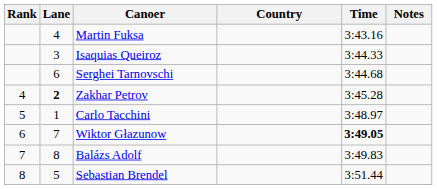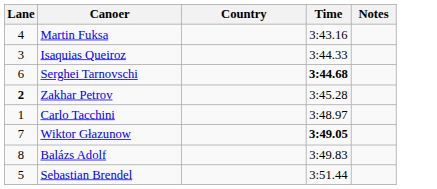- column: (22, 14)
(364, 74) normal -> (328, 74) bold
